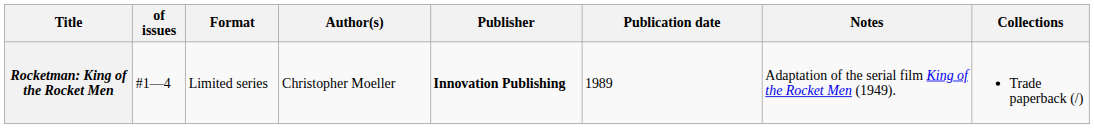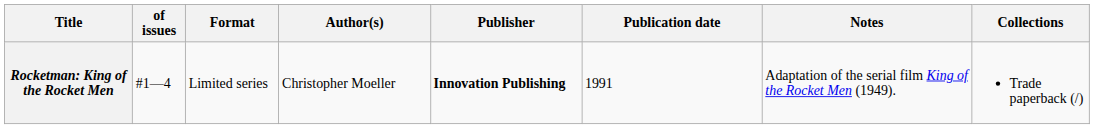(599, 82) 1989 -> (599, 82) 1991
